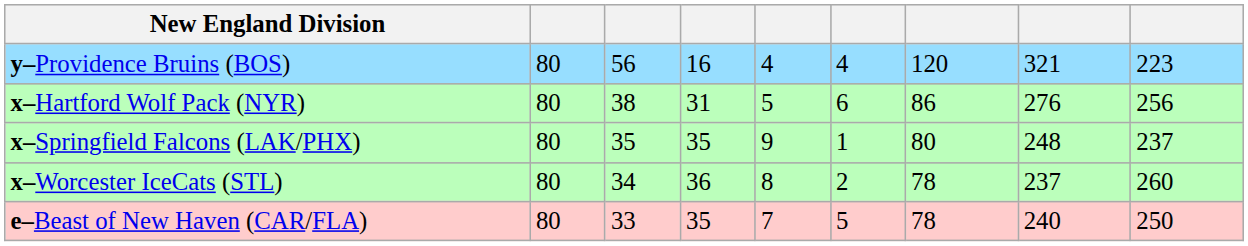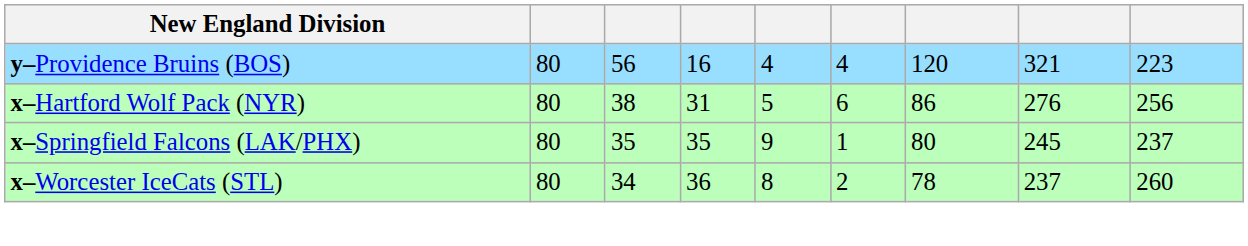(1042, 142) 248 -> (1042, 142) 245
- row: (189, 220)
